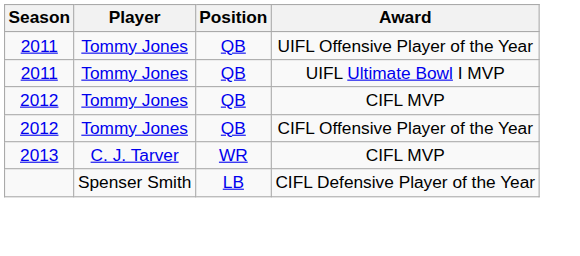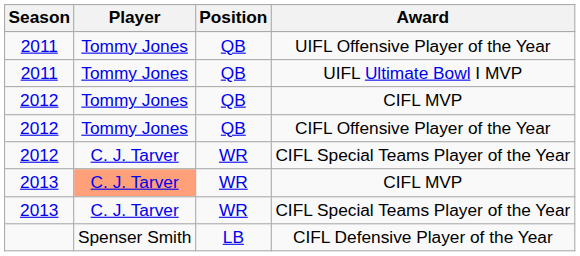+ row: (39, 155)
(135, 155) no background -> (135, 182) lightsalmon background
+ row: (39, 210)
